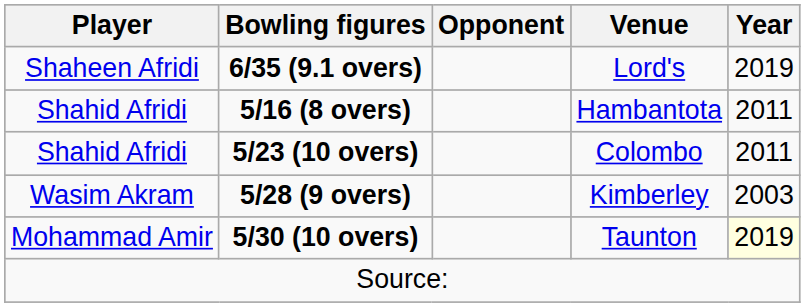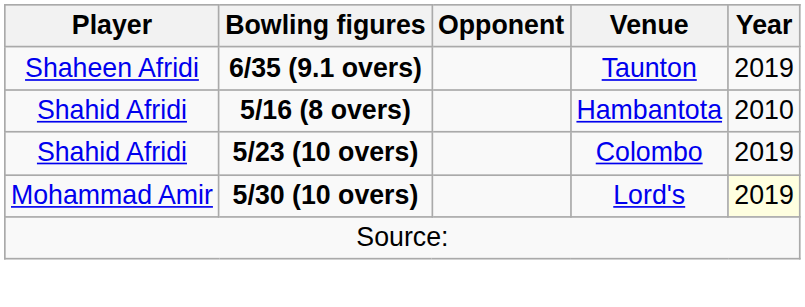(649, 68) Lord's -> (649, 68) Taunton
(764, 110) 2011 -> (764, 110) 2010
(764, 152) 2011 -> (764, 152) 2019
- row: (325, 195)
(649, 237) Taunton -> (649, 195) Lord's
